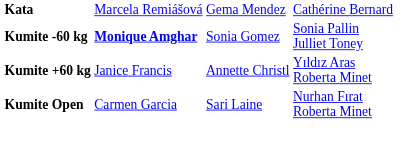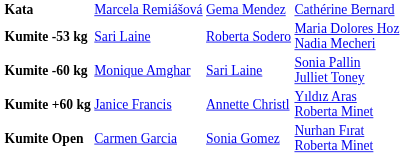+ row: (46, 36)
(146, 36) bold -> (142, 70) normal
(243, 36) Sonia Gomez -> (234, 70) Sari Laine
(234, 104) Sari Laine -> (243, 138) Sonia Gomez
